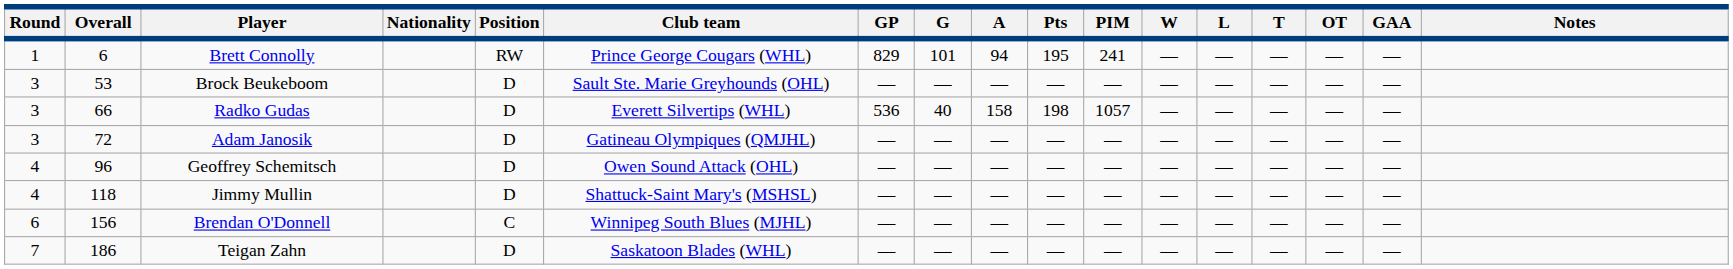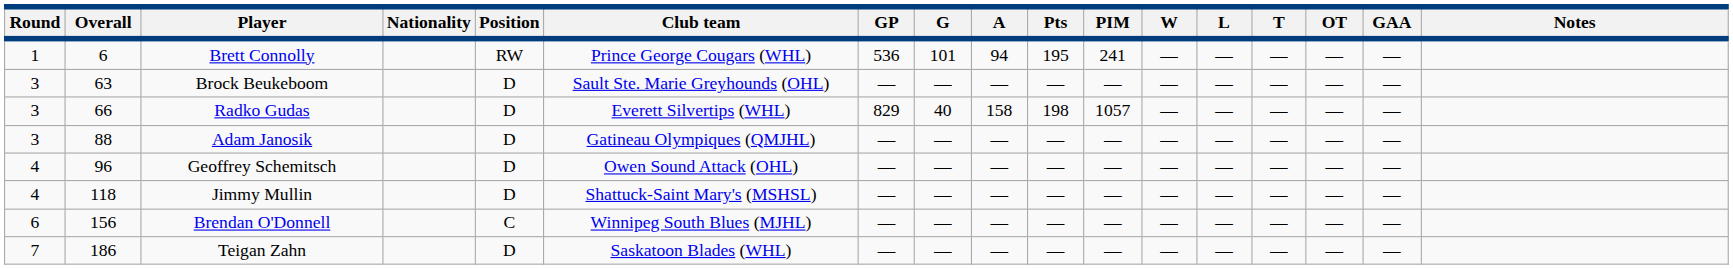(886, 55) 829 -> (886, 55) 536
(103, 83) 53 -> (103, 83) 63
(886, 110) 536 -> (886, 110) 829
(103, 138) 72 -> (103, 138) 88
